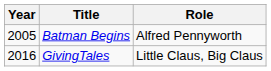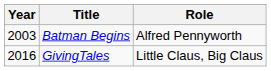(22, 35) 2005 -> (22, 35) 2003
